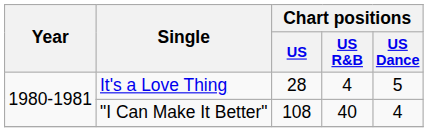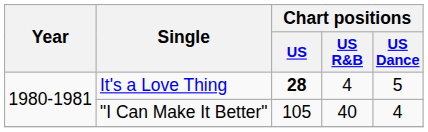(297, 85) normal -> (297, 85) bold
(297, 113) 108 -> (297, 113) 105
